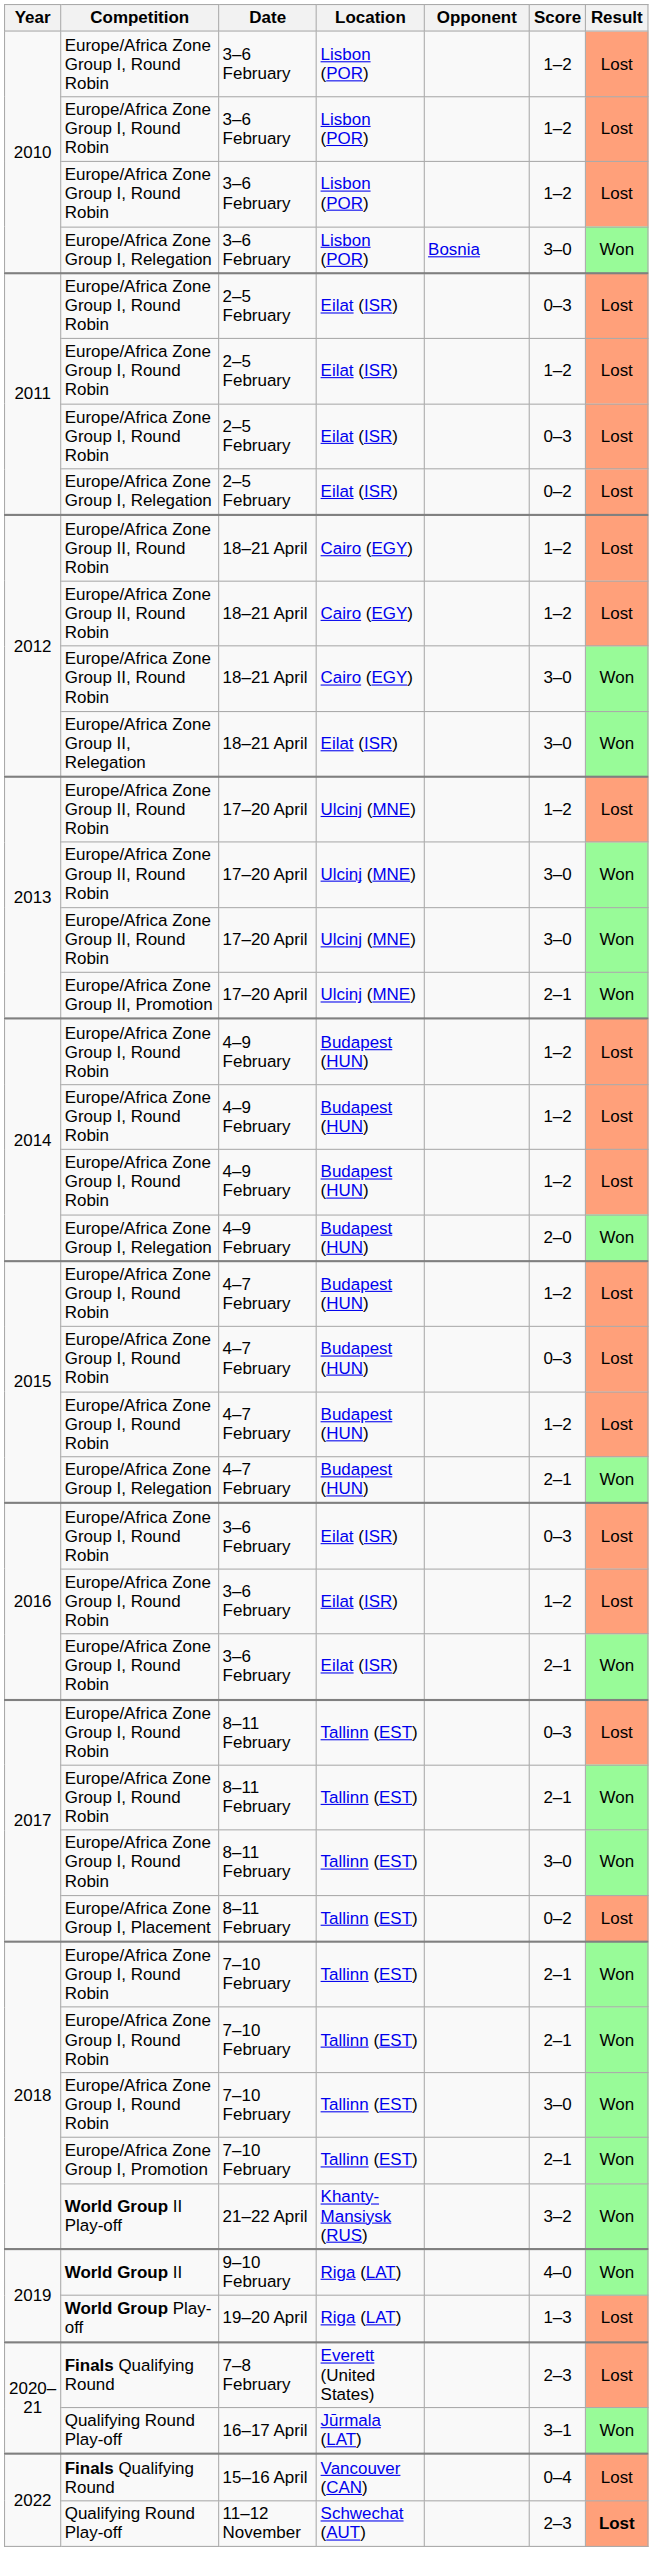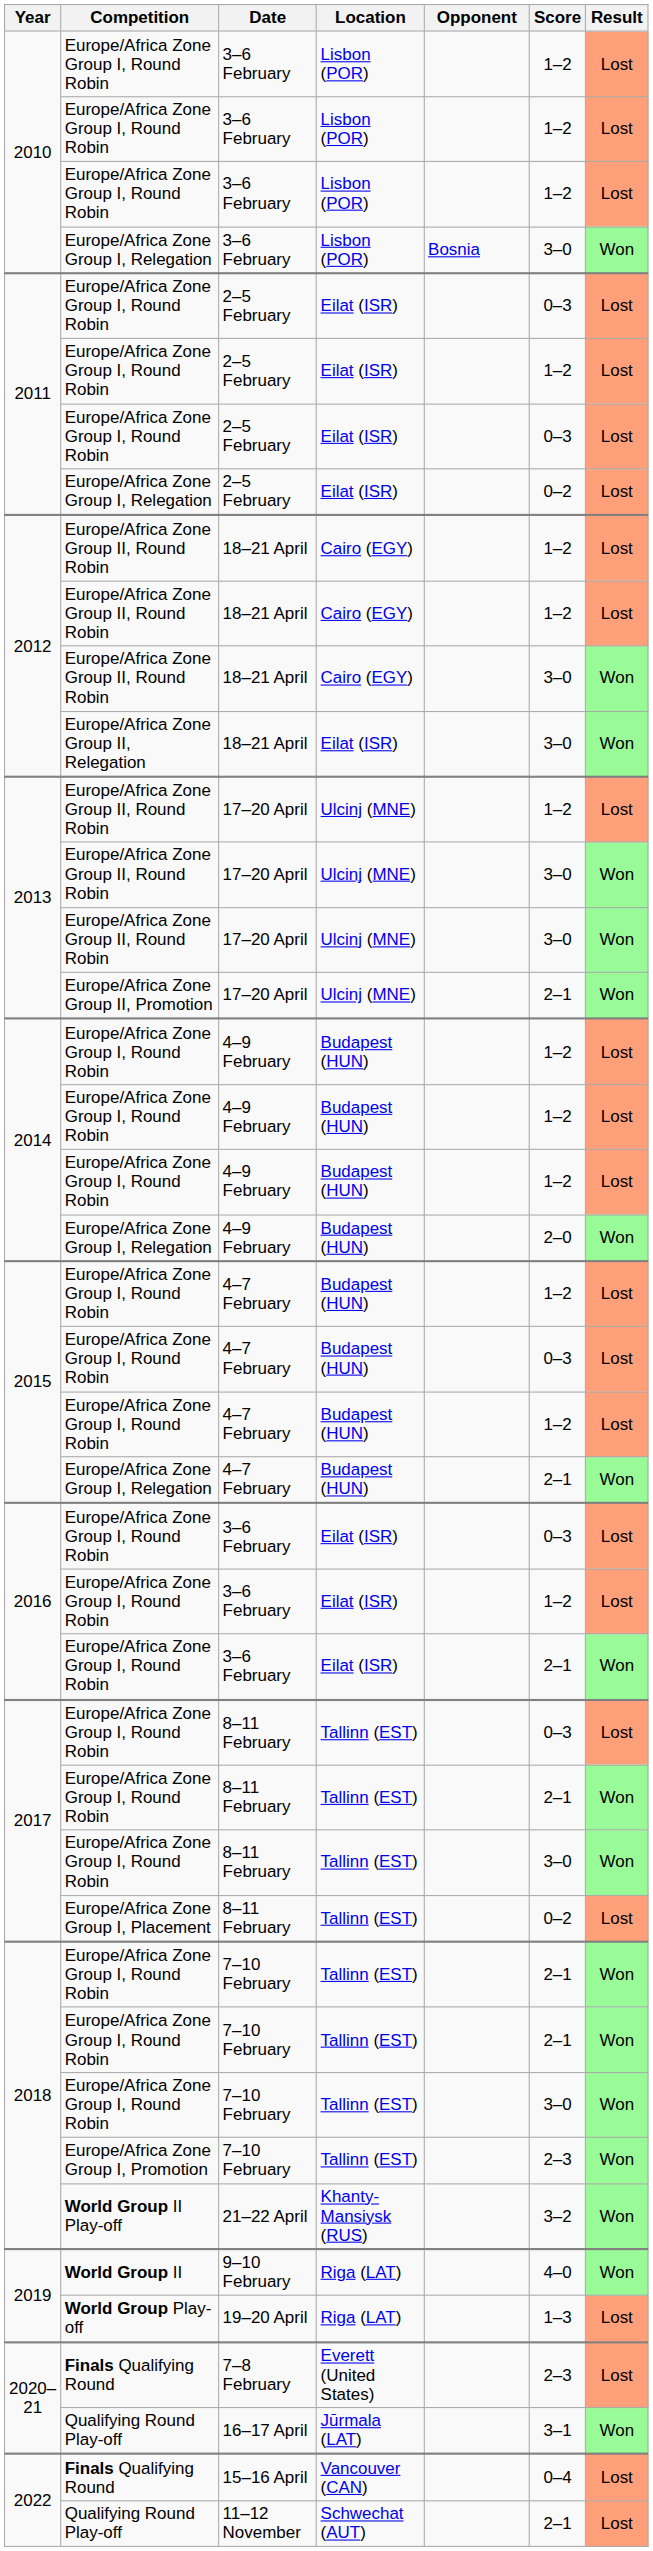(558, 2160) 2–1 -> (558, 2160) 2–3
(558, 2523) 2–3 -> (558, 2523) 2–1
(617, 2523) bold -> (617, 2523) normal
